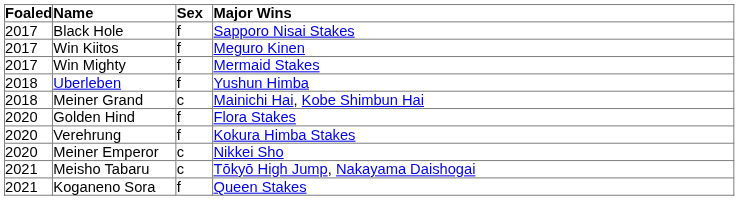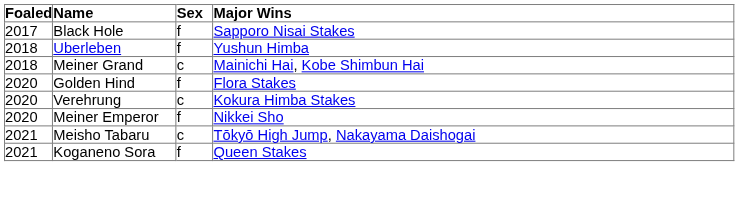- row: (86, 48)
- row: (90, 65)
(179, 135) f -> (180, 100) c
(180, 152) c -> (179, 117) f
